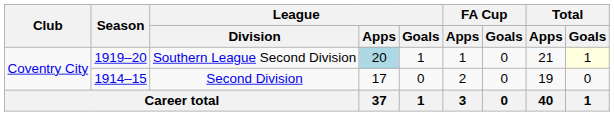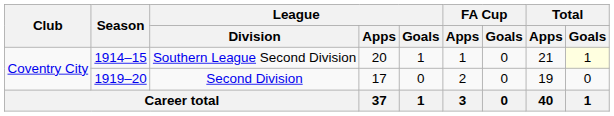(121, 57) 1919–20 -> (121, 57) 1914–15
(379, 57) lightblue background -> (379, 57) no background
(121, 79) 1914–15 -> (121, 79) 1919–20
